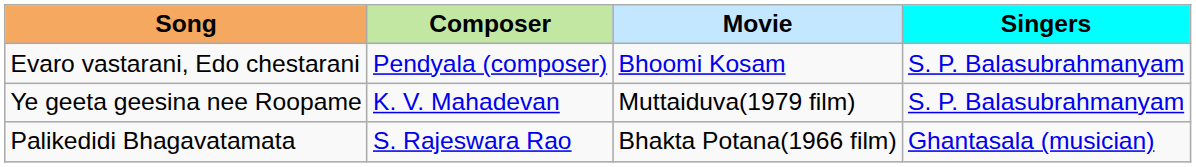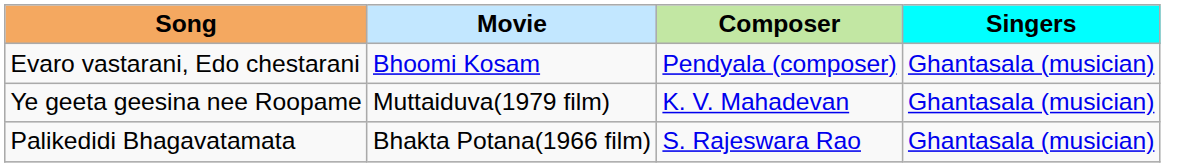columns swapped: (758, 24) <-> (490, 24)
(1046, 63) S. P. Balasubrahmanyam -> (1031, 63) Ghantasala (musician)
(1046, 102) S. P. Balasubrahmanyam -> (1031, 102) Ghantasala (musician)
